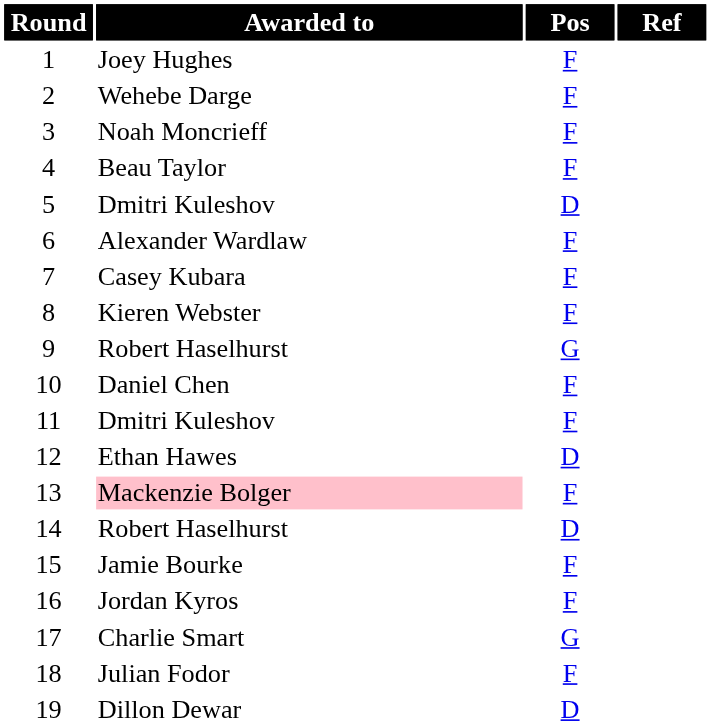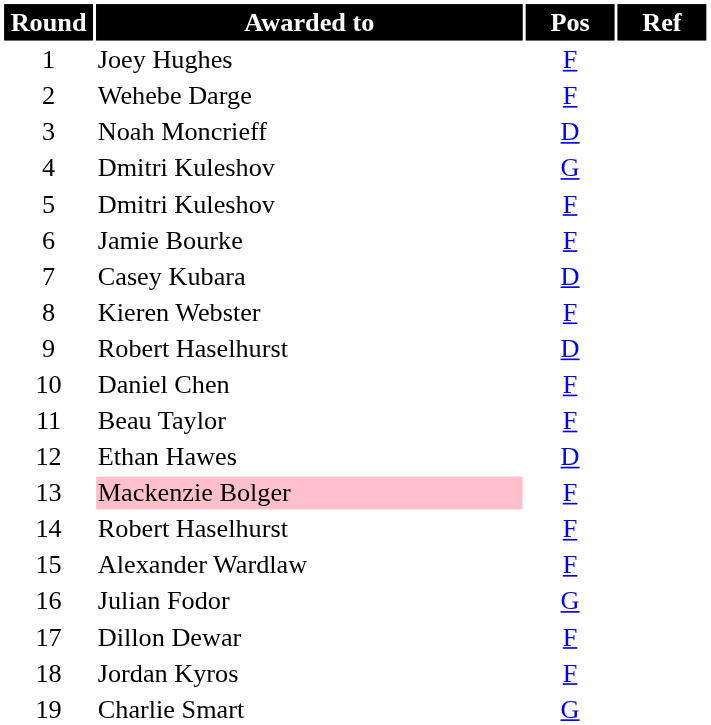(570, 131) F -> (570, 131) D
(162, 167) Beau Taylor -> (186, 167) Dmitri Kuleshov
(570, 167) F -> (570, 167) G
(570, 204) D -> (570, 204) F
(202, 240) Alexander Wardlaw -> (170, 240) Jamie Bourke
(570, 276) F -> (570, 276) D
(570, 348) G -> (570, 348) D
(186, 420) Dmitri Kuleshov -> (162, 420) Beau Taylor
(570, 528) D -> (570, 528) F
(170, 564) Jamie Bourke -> (202, 564) Alexander Wardlaw
(168, 600) Jordan Kyros -> (164, 600) Julian Fodor
(570, 600) F -> (570, 600) G
(171, 636) Charlie Smart -> (170, 636) Dillon Dewar
(570, 636) G -> (570, 636) F
(164, 673) Julian Fodor -> (168, 673) Jordan Kyros
(170, 709) Dillon Dewar -> (171, 709) Charlie Smart
(570, 709) D -> (570, 709) G
